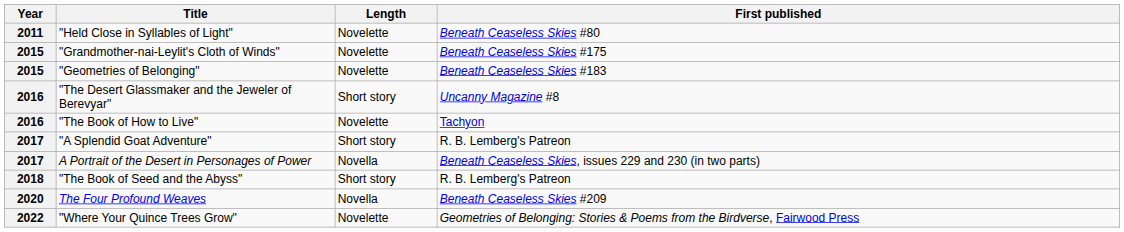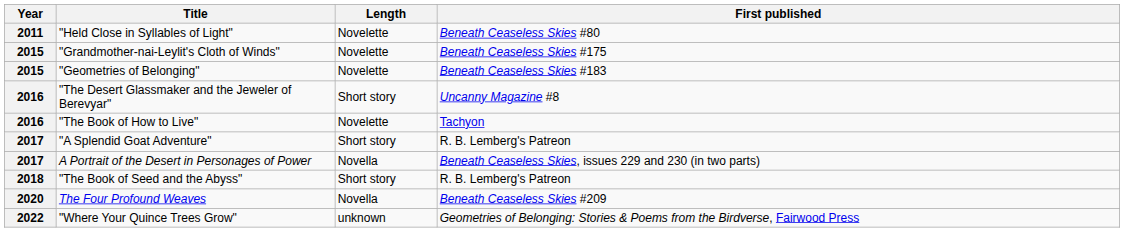(363, 217) Novelette -> (362, 217) unknown
